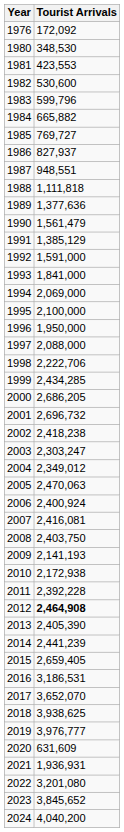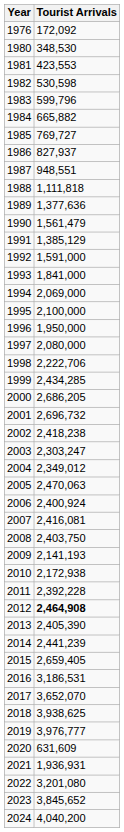(56, 83) 530,600 -> (56, 83) 530,598
(61, 345) 2,088,000 -> (61, 345) 2,080,000
